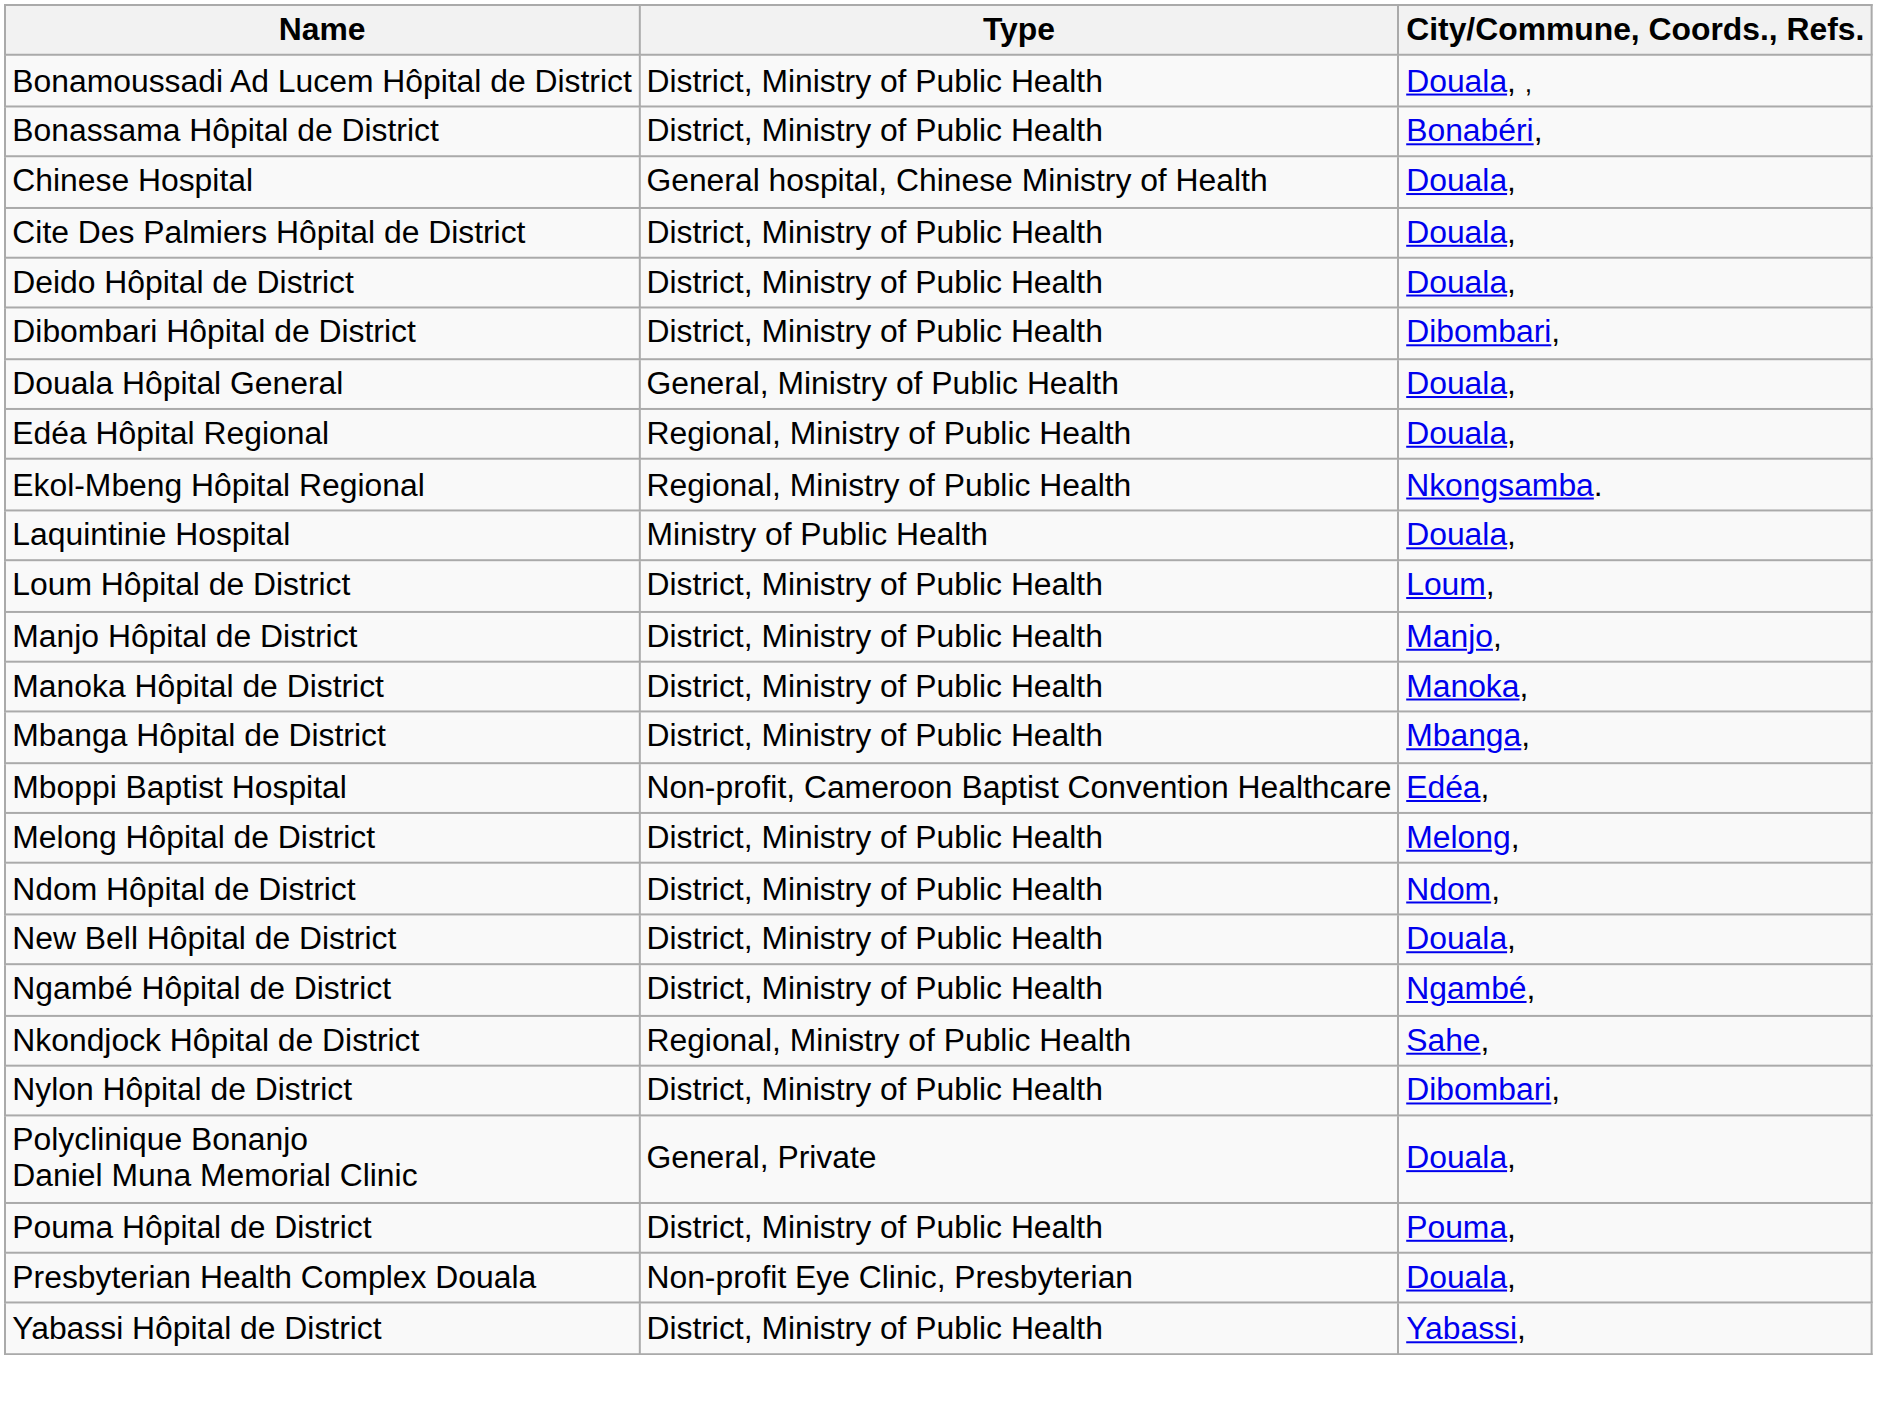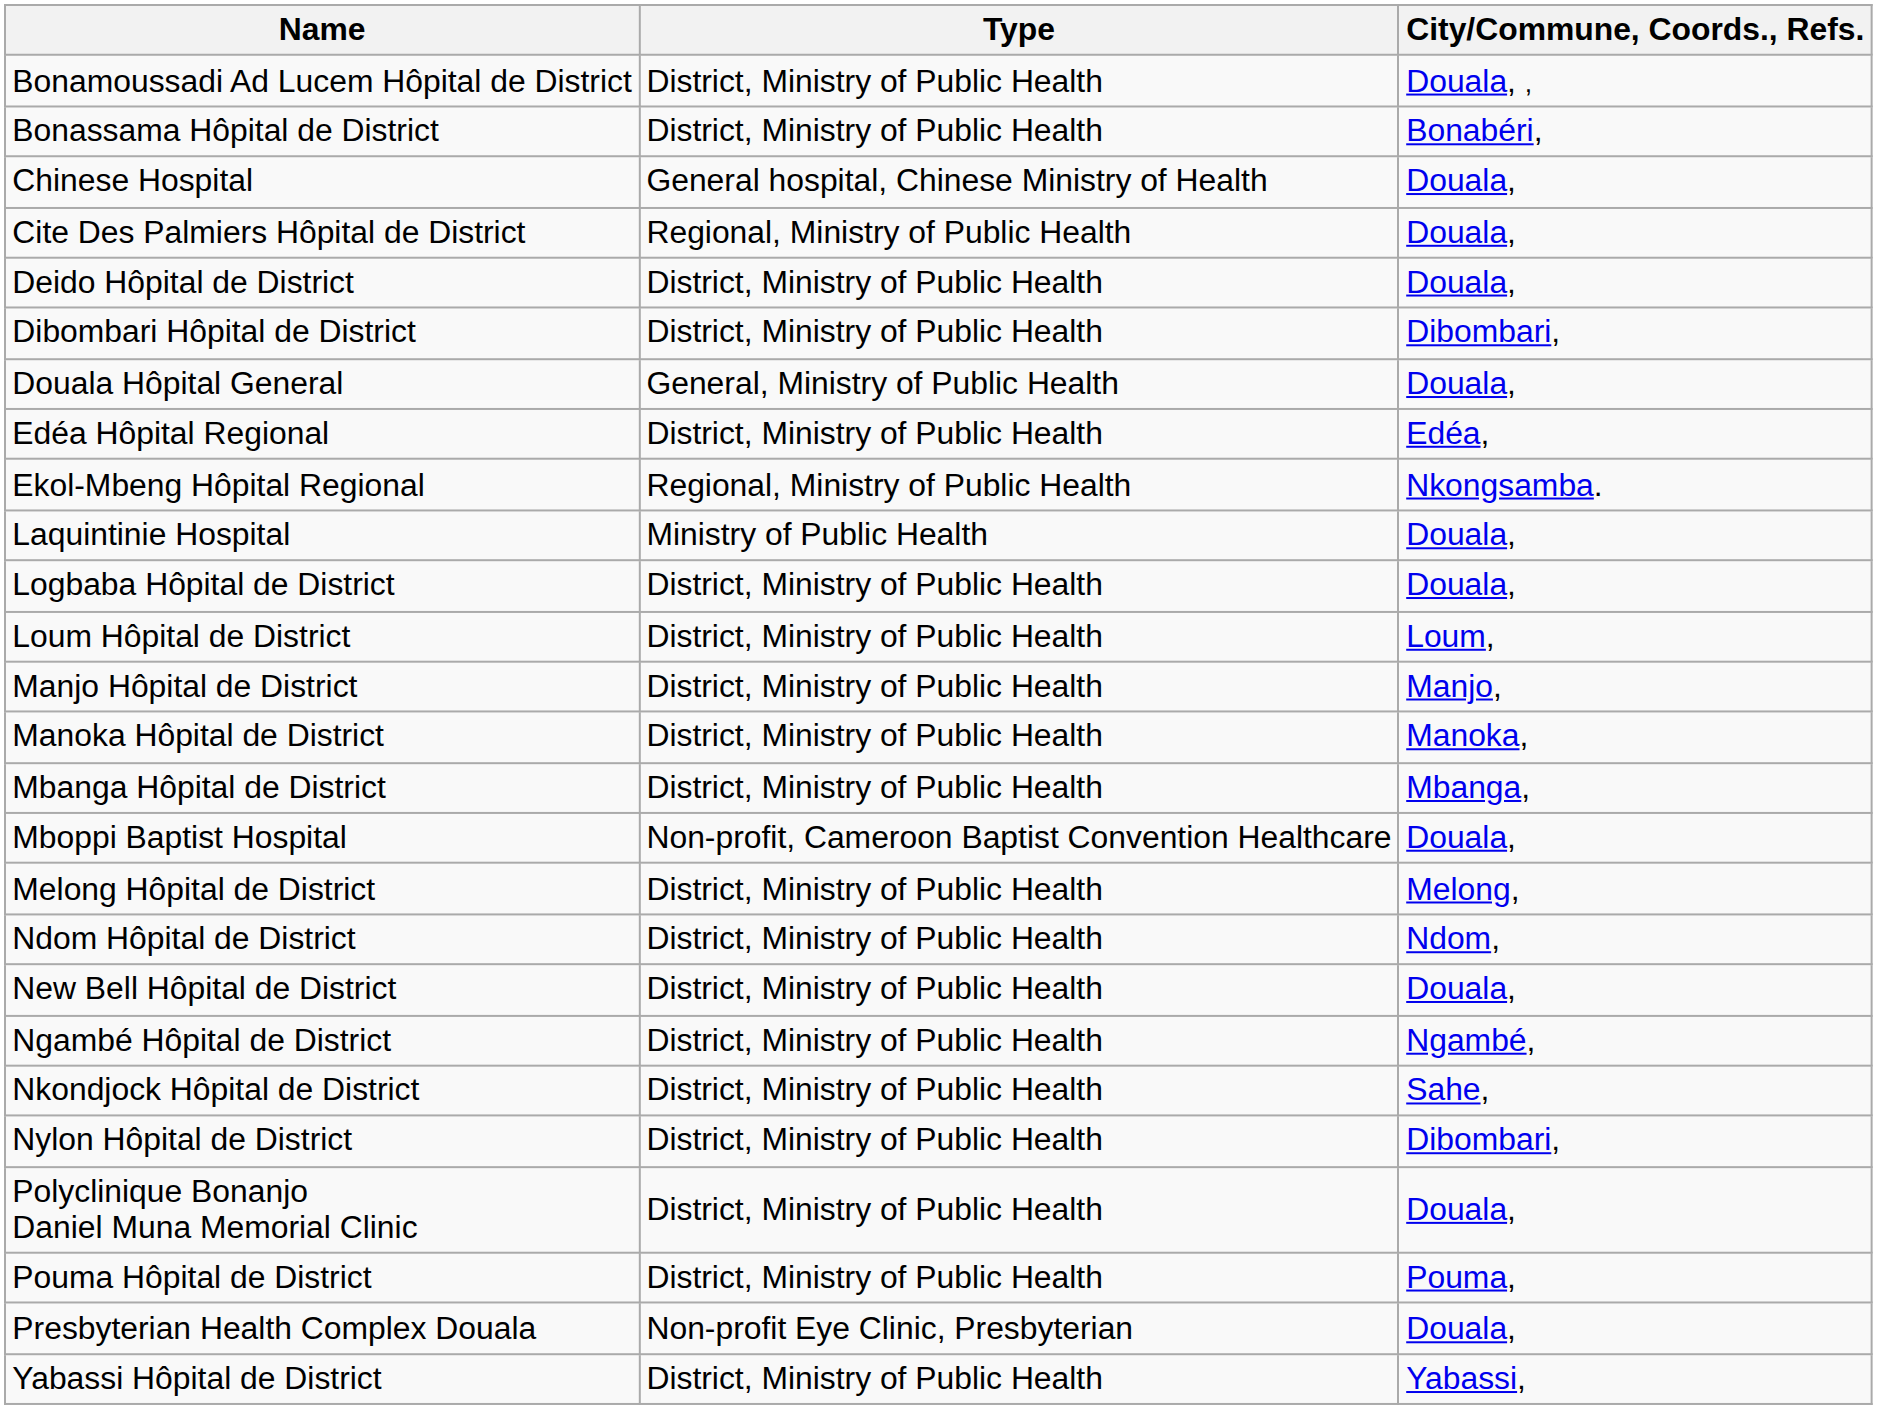(875, 231) District, Ministry of Public Health -> (889, 231) Regional, Ministry of Public Health
(889, 433) Regional, Ministry of Public Health -> (875, 433) District, Ministry of Public Health
(1461, 433) Douala, -> (1448, 433) Edéa,
+ row: (203, 585)
(1448, 787) Edéa, -> (1461, 837) Douala,
(889, 1039) Regional, Ministry of Public Health -> (875, 1090) District, Ministry of Public Health
(761, 1158) General, Private -> (875, 1209) District, Ministry of Public Health
